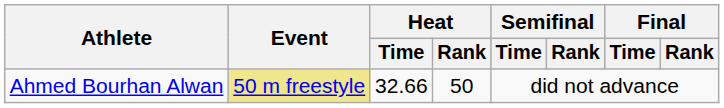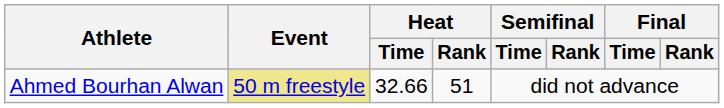(462, 86) 50 -> (462, 86) 51
